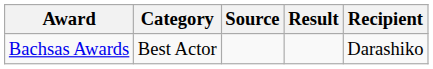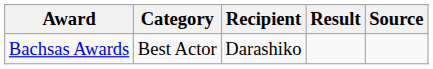columns swapped: (385, 19) <-> (252, 19)
